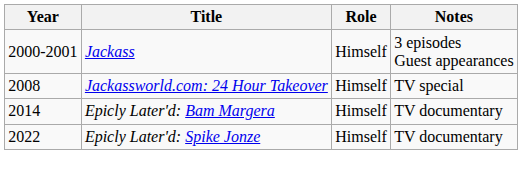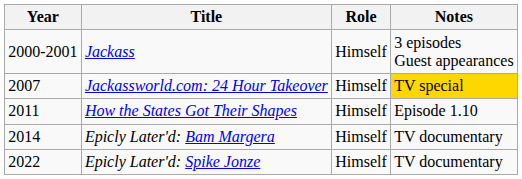(24, 85) 2008 -> (24, 85) 2007
(429, 85) no background -> (429, 85) gold background
+ row: (191, 111)
